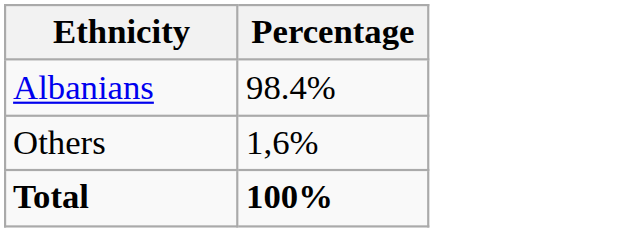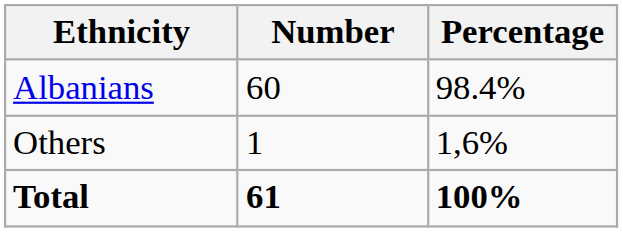+ column: (333, 32)
